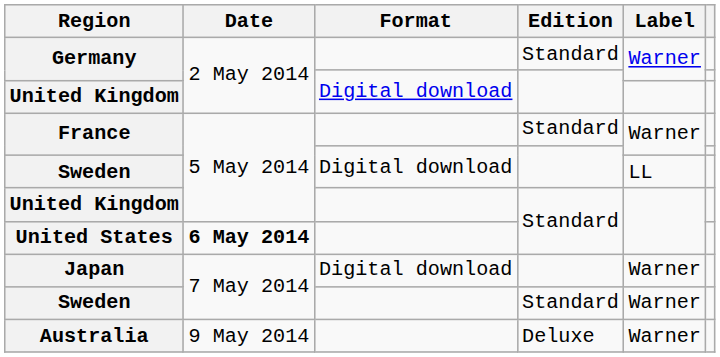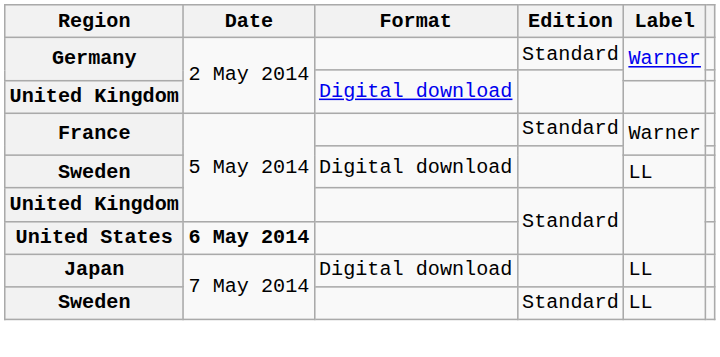(665, 270) Warner -> (640, 270) LL
(665, 303) Warner -> (640, 303) LL
- row: (94, 336)
